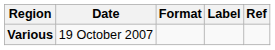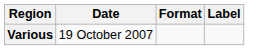- column: (257, 14)
